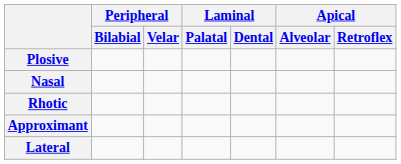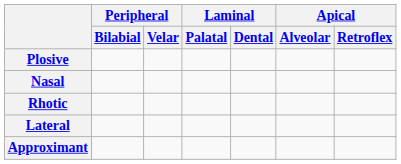rows swapped: (48, 147) <-> (48, 125)
